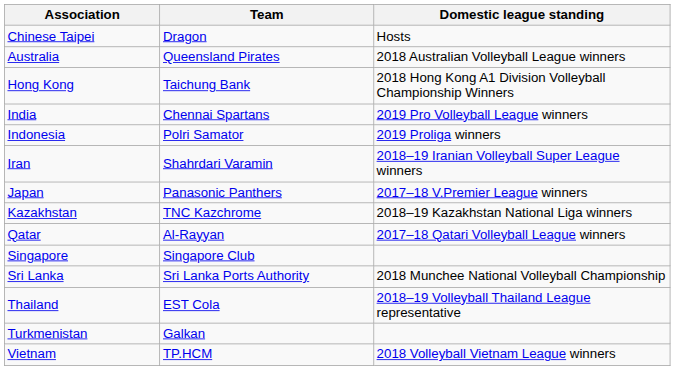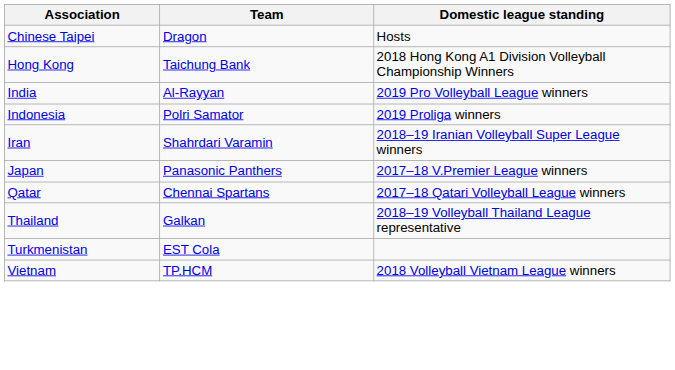- row: (33, 57)
(216, 114) Chennai Spartans -> (194, 93) Al-Rayyan
- row: (42, 213)
(194, 234) Al-Rayyan -> (216, 192) Chennai Spartans
- row: (38, 255)
- row: (36, 276)
(191, 305) EST Cola -> (184, 220) Galkan
(184, 333) Galkan -> (191, 249) EST Cola
